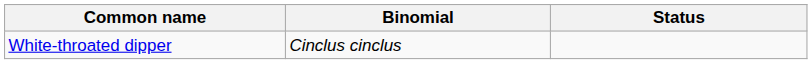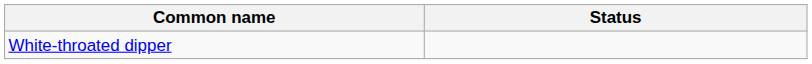- column: (418, 17)
